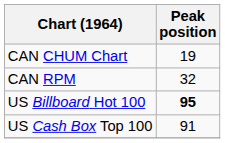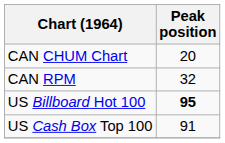(188, 56) 19 -> (188, 56) 20
